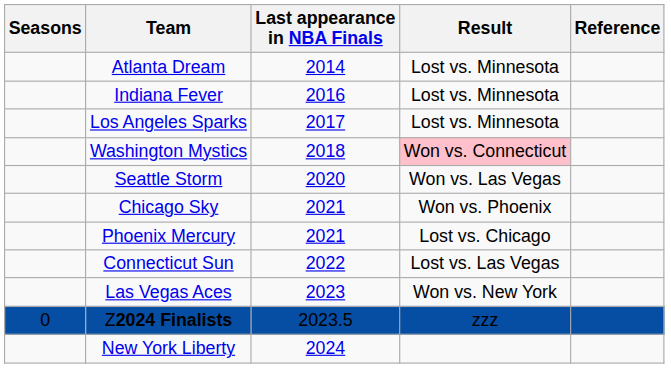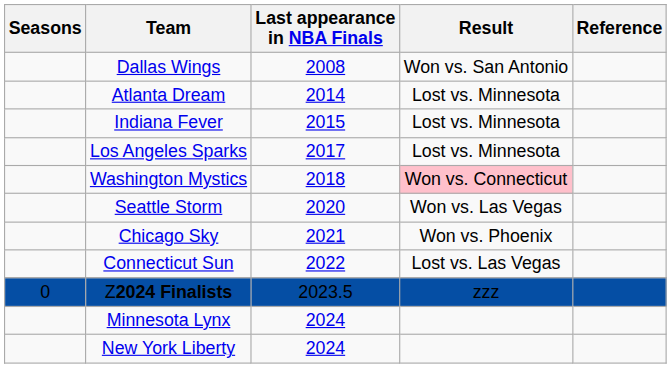+ row: (169, 66)
(325, 94) 2016 -> (325, 123) 2015
- row: (169, 235)
- row: (169, 292)
+ row: (169, 320)
